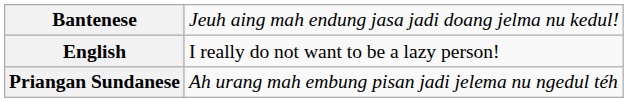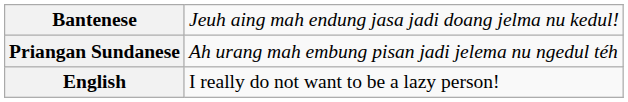rows swapped: (95, 81) <-> (95, 50)
